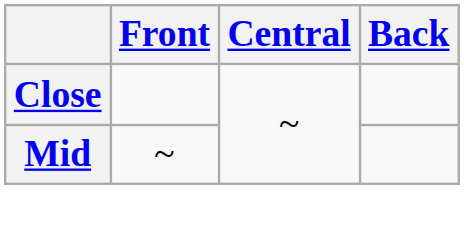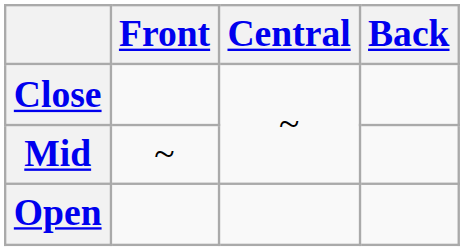+ row: (58, 213)
